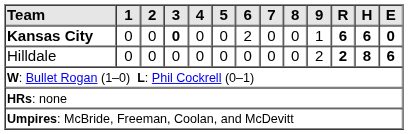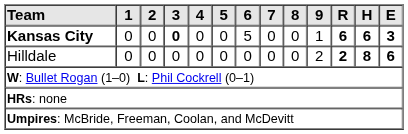(248, 35) 2 -> (248, 35) 5
(391, 35) 0 -> (391, 35) 3
